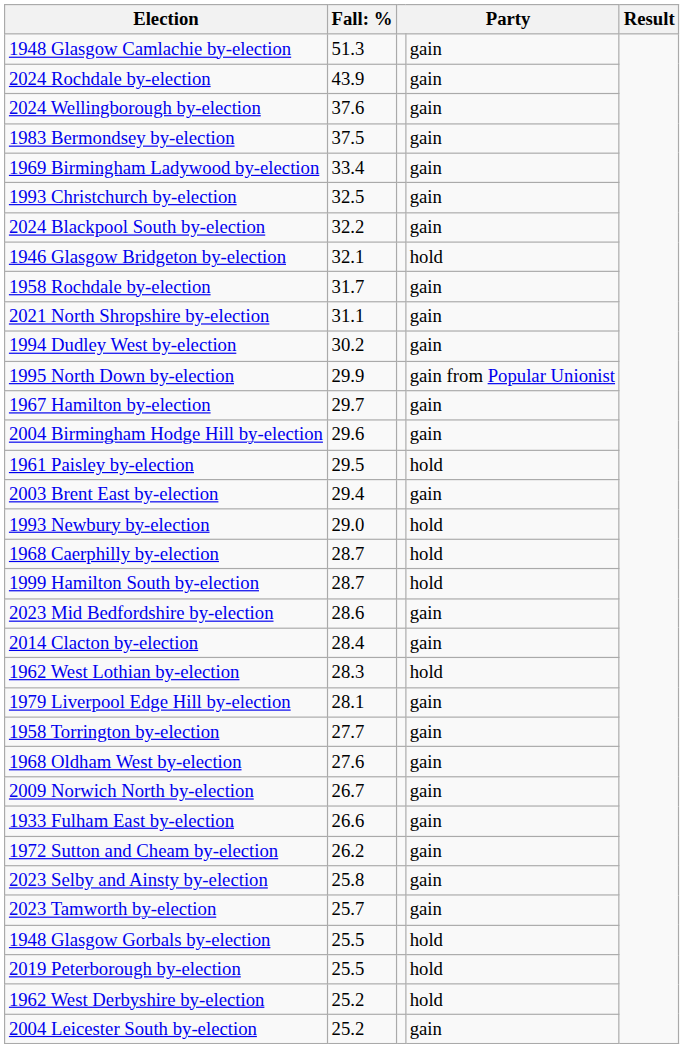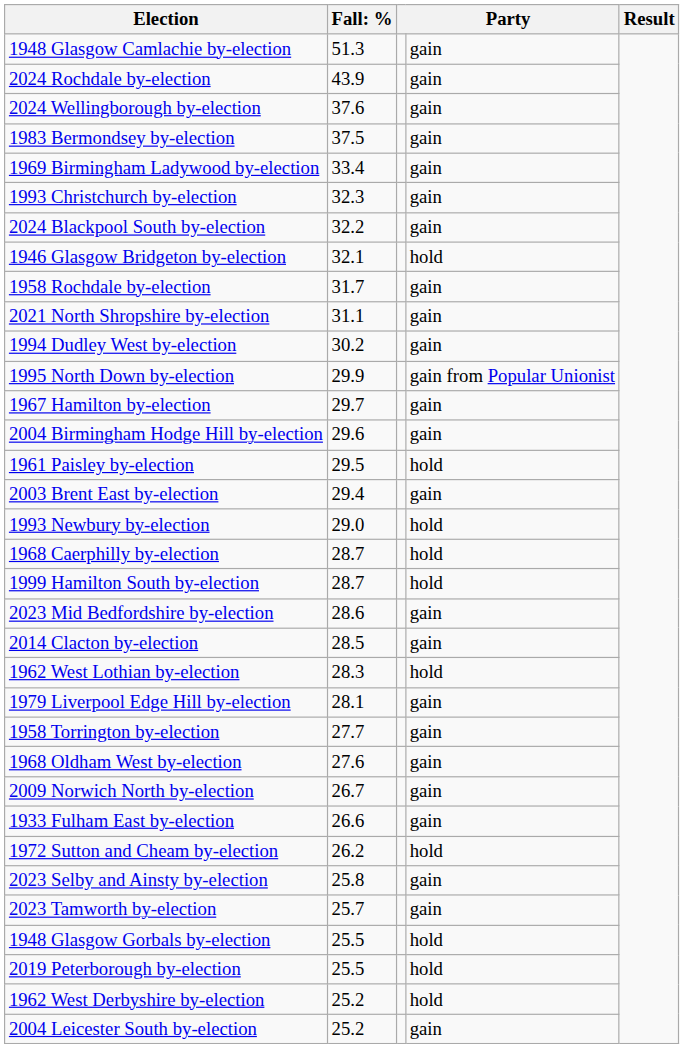(348, 197) 32.5 -> (348, 197) 32.3
(348, 642) 28.4 -> (348, 642) 28.5
(426, 850) gain -> (426, 850) hold
